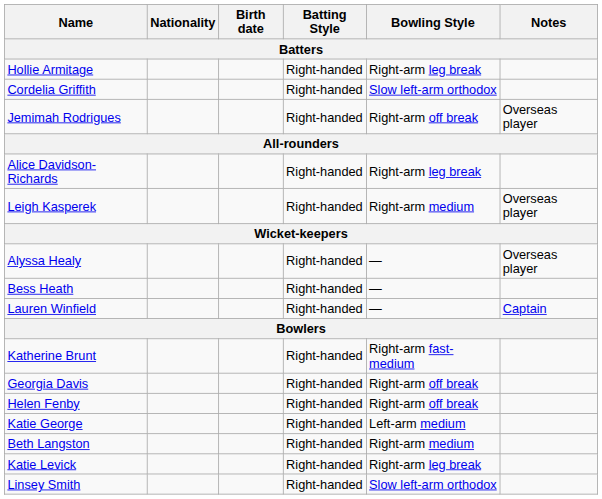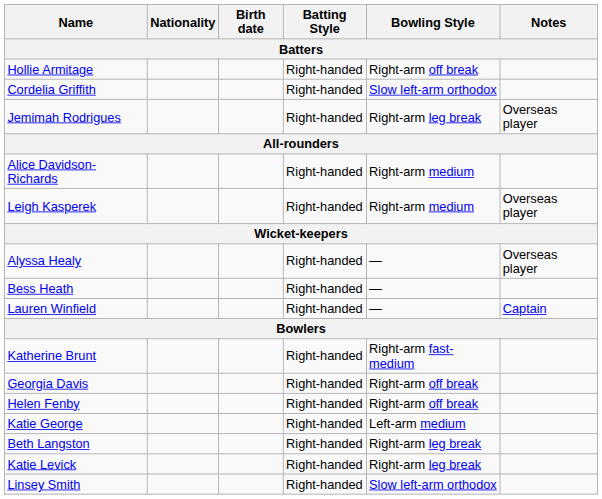(425, 69) Right-arm leg break -> (424, 69) Right-arm off break
(424, 117) Right-arm off break -> (425, 117) Right-arm leg break
(425, 172) Right-arm leg break -> (422, 172) Right-arm medium
(422, 444) Right-arm medium -> (425, 444) Right-arm leg break
